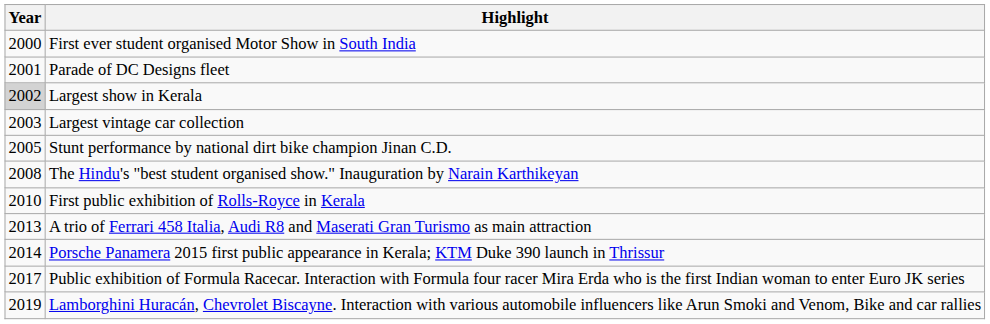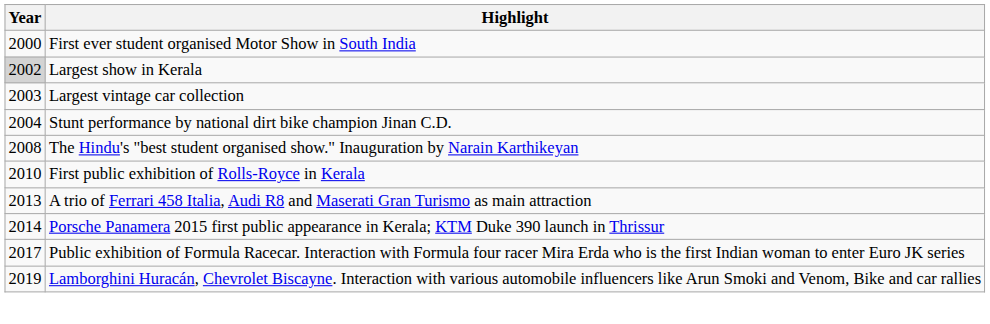- row: (139, 69)
(25, 148) 2005 -> (25, 122) 2004
